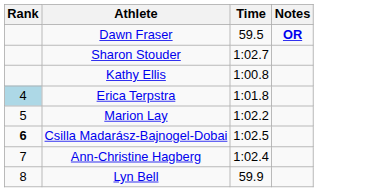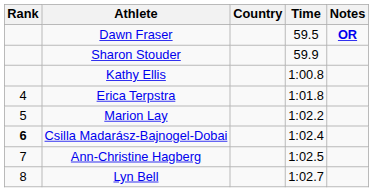+ column: (258, 14)
(251, 55) 1:02.7 -> (306, 55) 59.9
(23, 95) lightblue background -> (23, 95) no background
(251, 136) 1:02.5 -> (306, 136) 1:02.4
(251, 156) 1:02.4 -> (306, 156) 1:02.5
(251, 177) 59.9 -> (306, 177) 1:02.7
